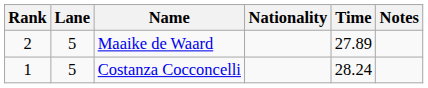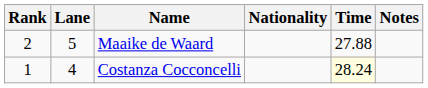(353, 43) 27.89 -> (353, 43) 27.88
(72, 69) 5 -> (72, 69) 4
(353, 69) no background -> (353, 69) lightyellow background
